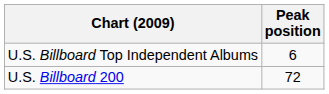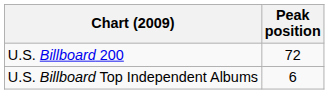rows swapped: (66, 77) <-> (133, 54)
